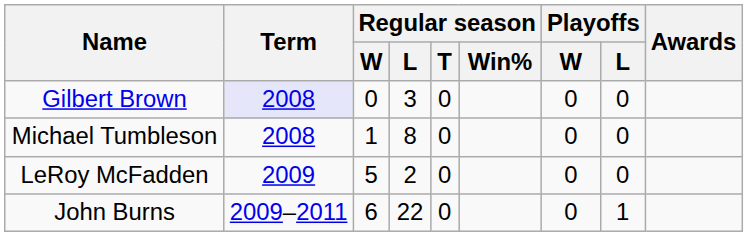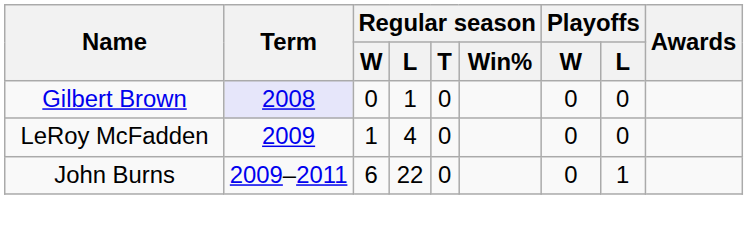(410, 99) 3 -> (410, 99) 1
- row: (115, 136)
(371, 174) 5 -> (371, 136) 1
(410, 174) 2 -> (410, 136) 4
